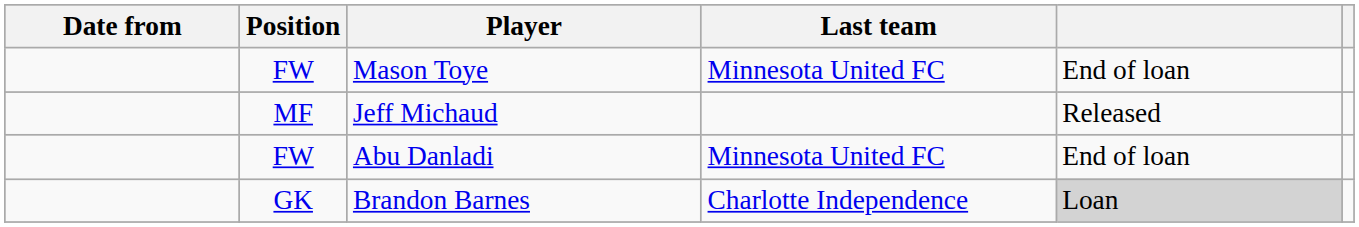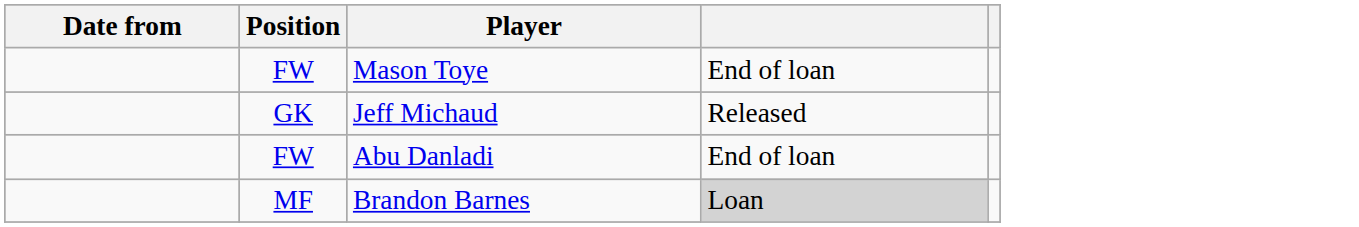- column: (879, 26)
(293, 112) MF -> (293, 112) GK
(293, 199) GK -> (293, 199) MF
